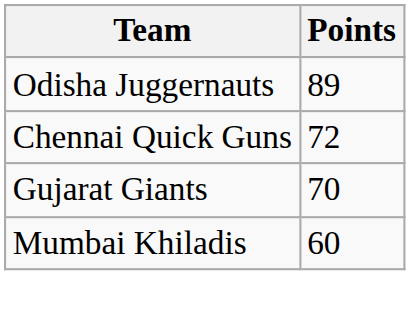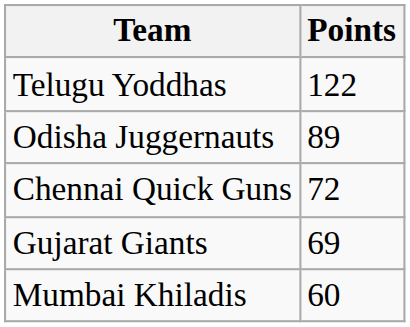+ row: (120, 83)
(324, 189) 70 -> (324, 242) 69
